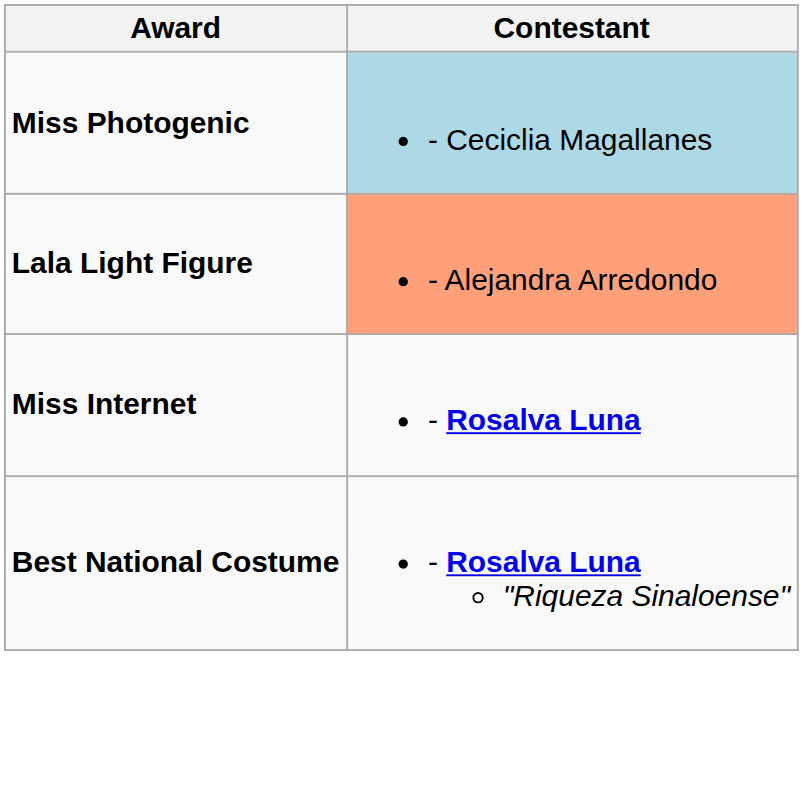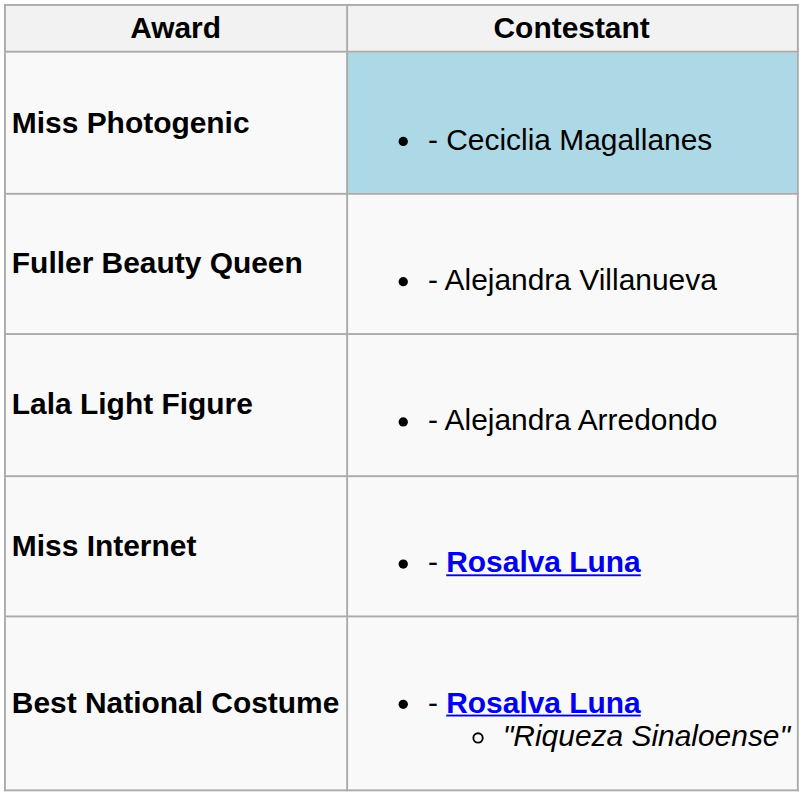+ row: (157, 263)
(572, 281) lightsalmon background -> (572, 422) no background
